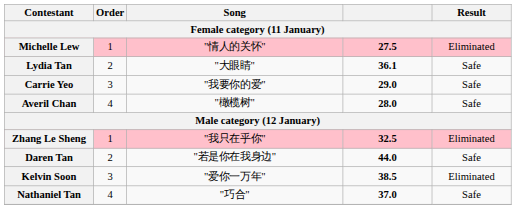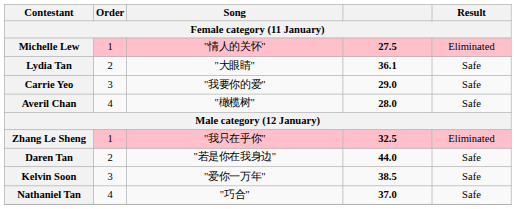(472, 176) Eliminated -> (472, 176) Safe
